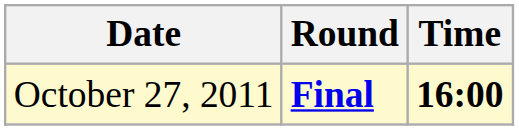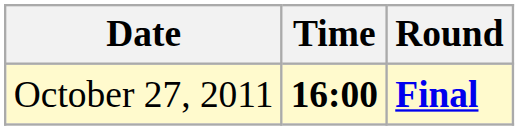columns swapped: (460, 34) <-> (345, 34)
